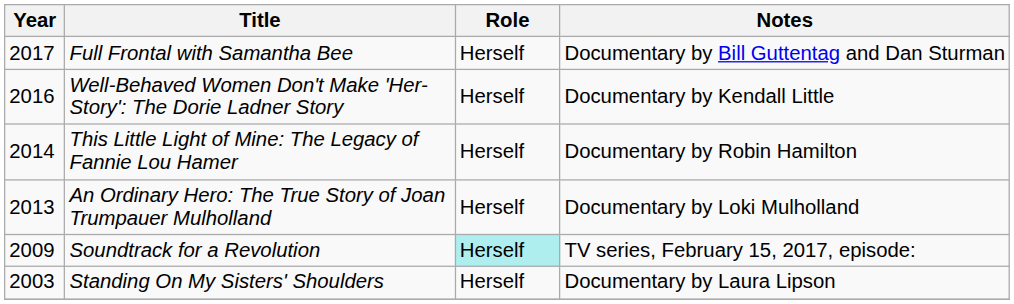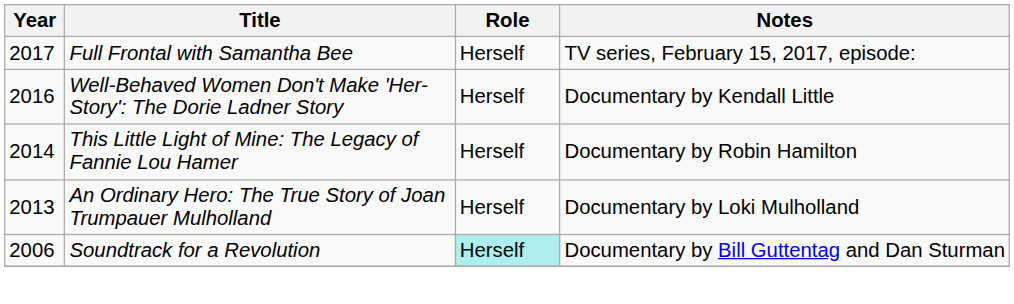(785, 52) Documentary by Bill Guttentag and Dan Sturman -> (740, 52) TV series, February 15, 2017, episode:
(32, 250) 2009 -> (32, 250) 2006
(740, 250) TV series, February 15, 2017, episode: -> (785, 250) Documentary by Bill Guttentag and Dan Sturman
- row: (227, 282)
